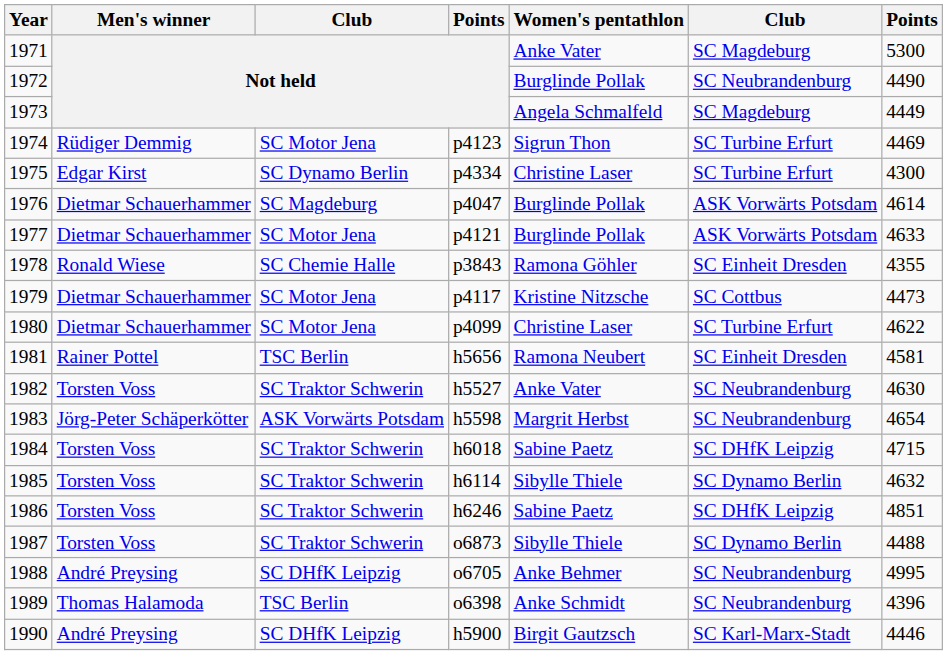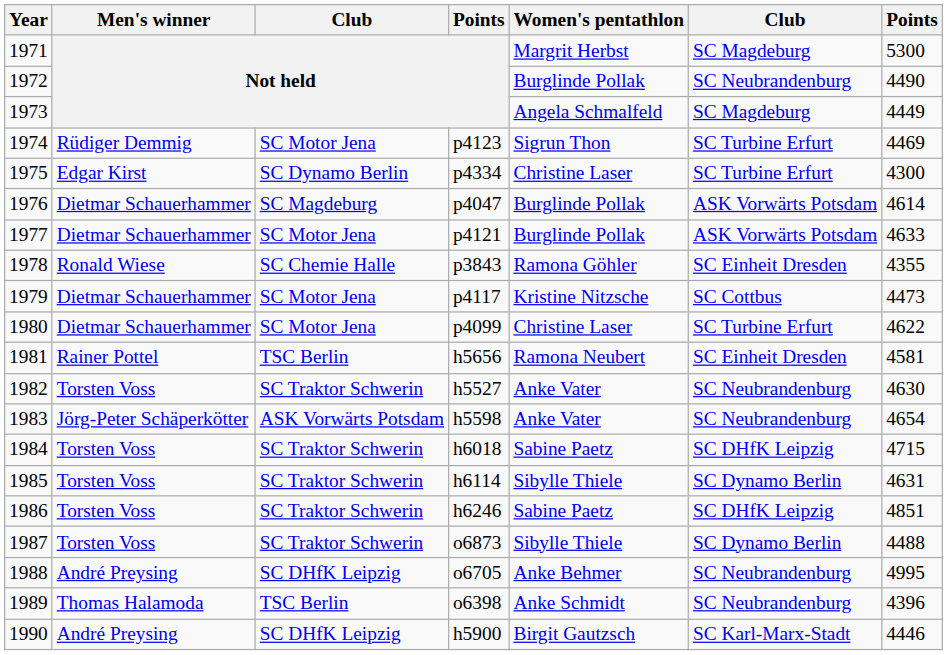(557, 50) Anke Vater -> (571, 50) Margrit Herbst
(571, 419) Margrit Herbst -> (557, 419) Anke Vater
(905, 480) 4632 -> (905, 480) 4631
